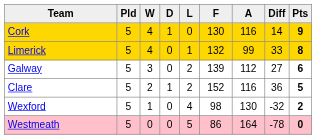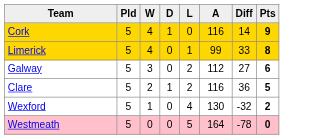- column: (216, 13)
